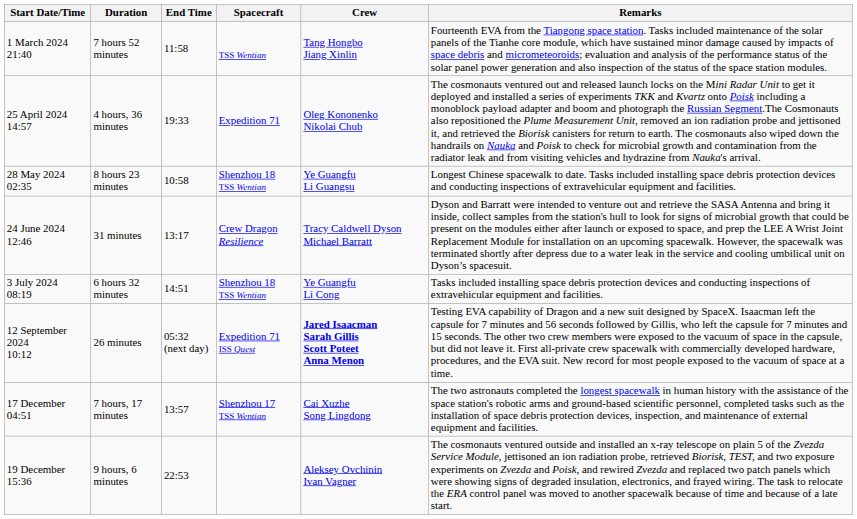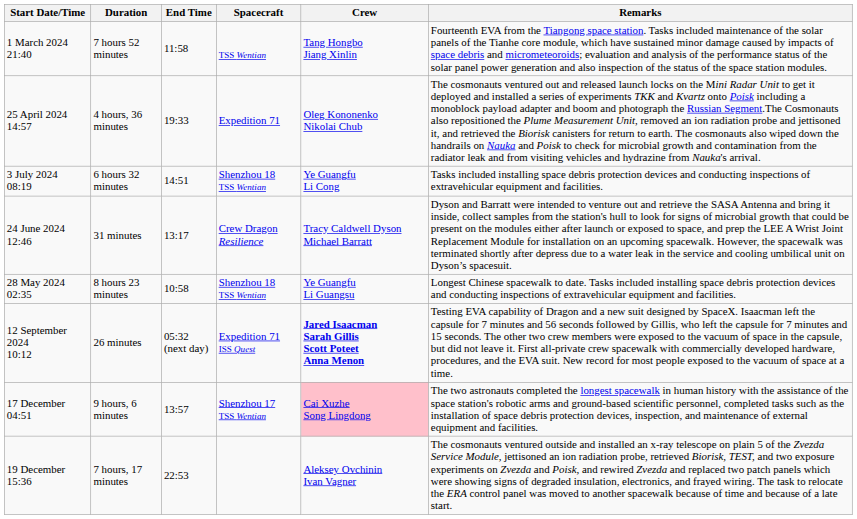rows swapped: (36, 181) <-> (32, 289)
(118, 409) 7 hours, 17 minutes -> (115, 409) 9 hours, 6 minutes
(337, 409) no background -> (337, 409) pink background
(115, 475) 9 hours, 6 minutes -> (118, 475) 7 hours, 17 minutes
